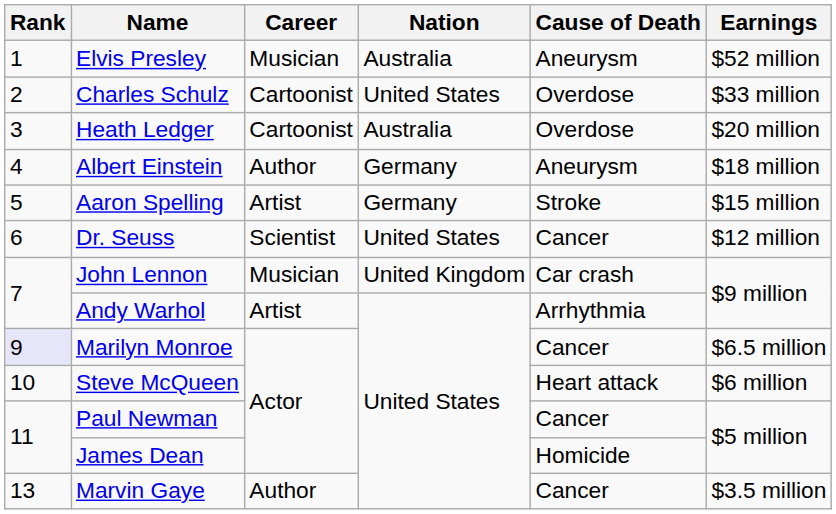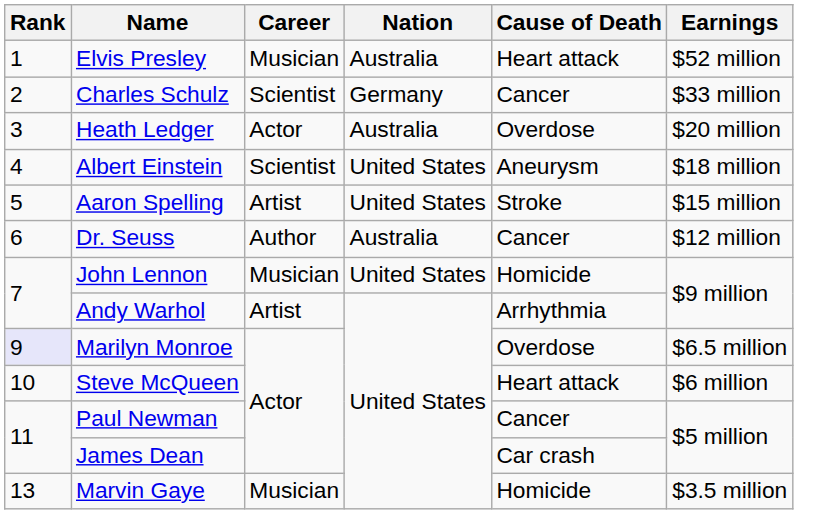(587, 58) Aneurysm -> (558, 58) Heart attack
(301, 94) Cartoonist -> (292, 94) Scientist
(432, 94) United States -> (396, 94) Germany
(585, 94) Overdose -> (533, 94) Cancer
(301, 130) Cartoonist -> (276, 130) Actor
(283, 166) Author -> (292, 166) Scientist
(410, 166) Germany -> (418, 166) United States
(410, 202) Germany -> (418, 202) United States
(292, 238) Scientist -> (283, 238) Author
(432, 238) United States -> (394, 238) Australia
(444, 274) United Kingdom -> (418, 274) United States
(585, 274) Car crash -> (544, 274) Homicide
(572, 346) Cancer -> (546, 346) Overdose
(583, 454) Homicide -> (546, 454) Car crash
(283, 490) Author -> (294, 490) Musician
(572, 490) Cancer -> (544, 490) Homicide
